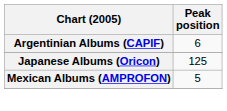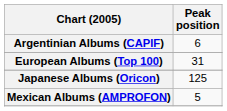+ row: (89, 61)
